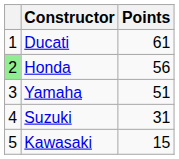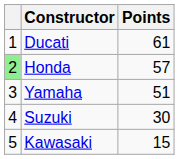(162, 67) 56 -> (162, 67) 57
(162, 117) 31 -> (162, 117) 30
